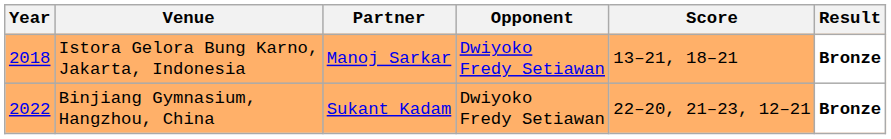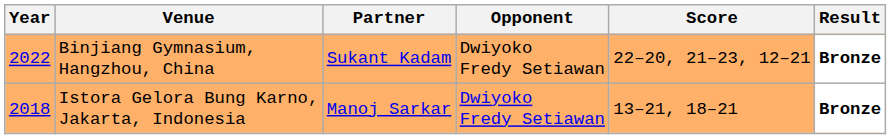rows swapped: (189, 58) <-> (157, 108)
